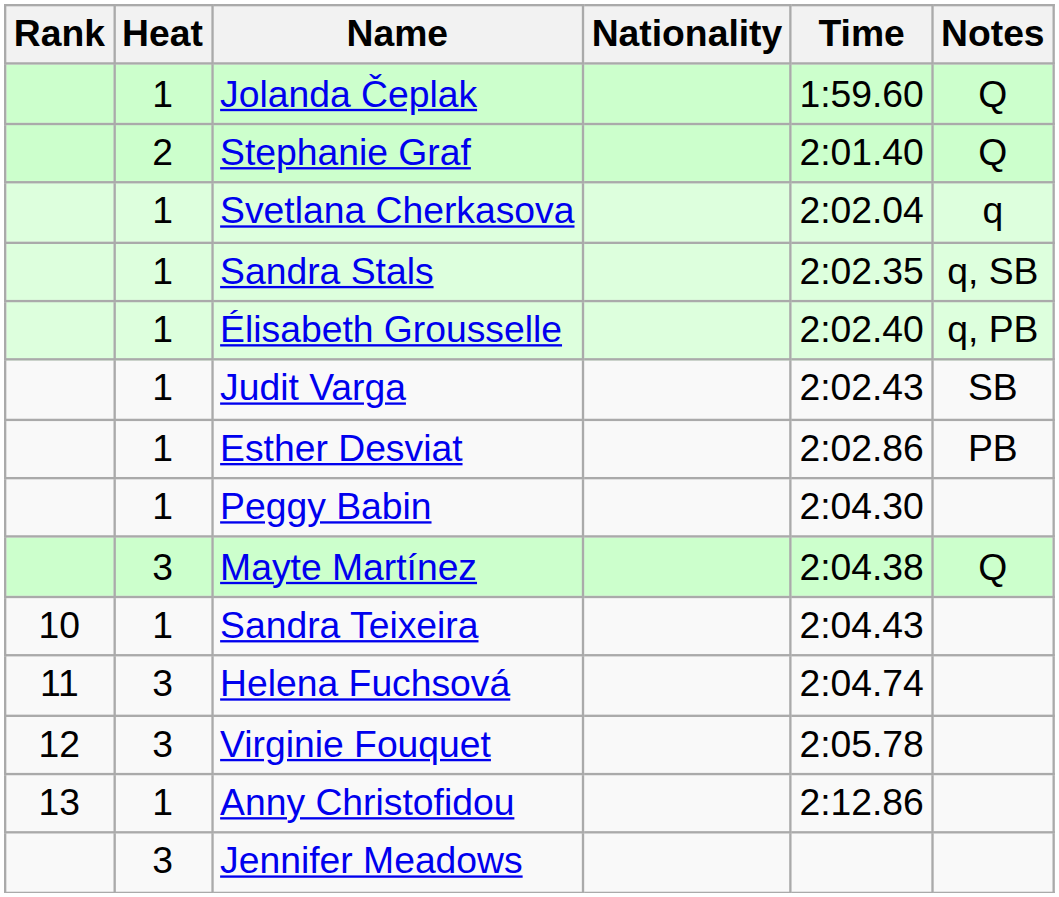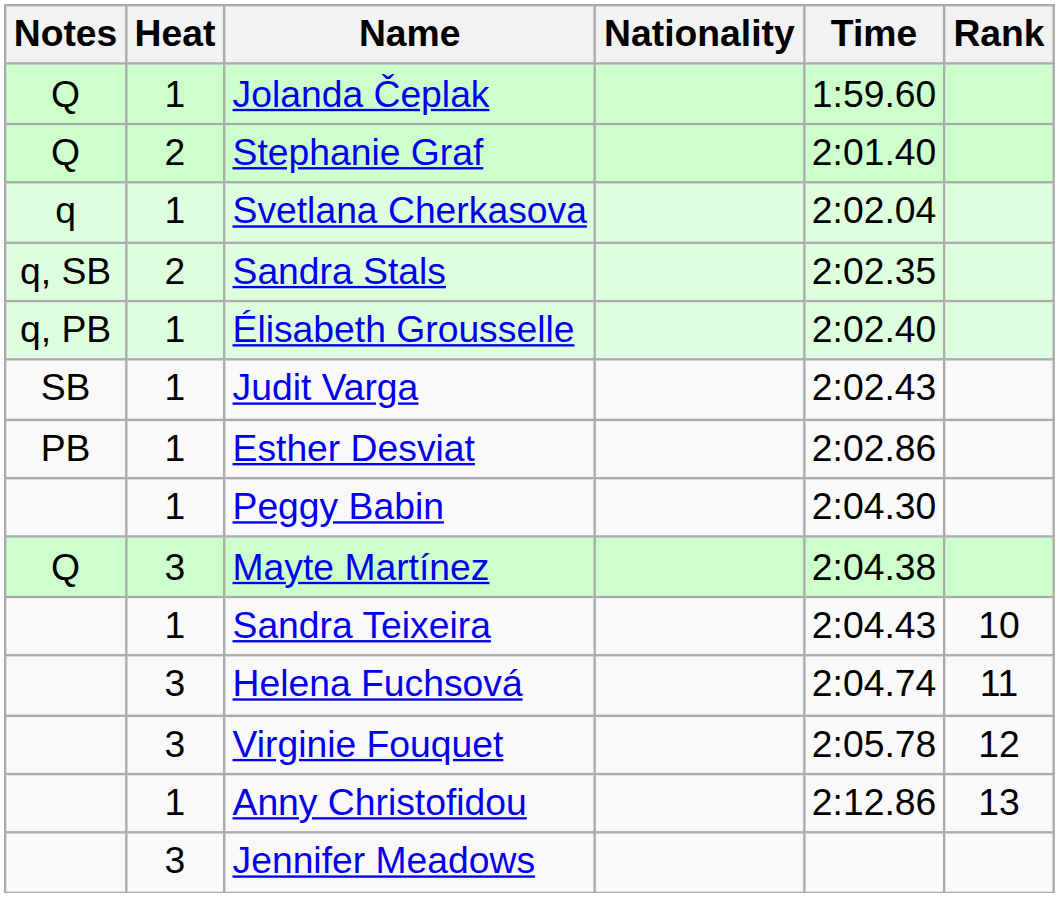columns swapped: (59, 34) <-> (993, 34)
(163, 270) 1 -> (175, 270) 2
